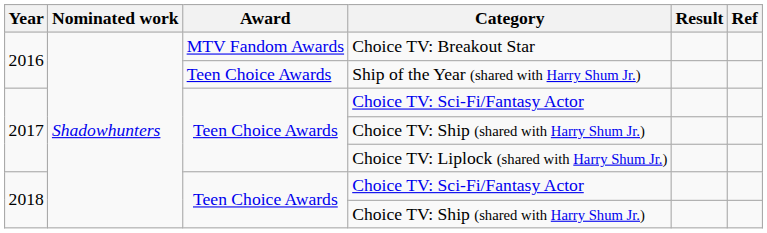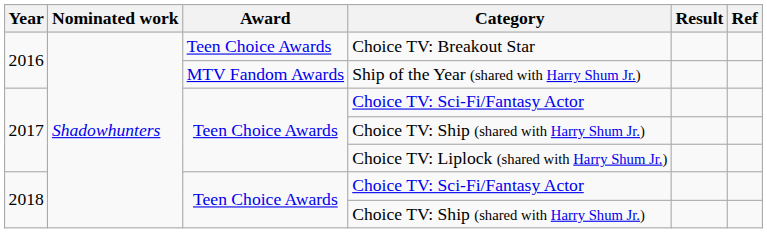(265, 46) MTV Fandom Awards -> (259, 46) Teen Choice Awards
(259, 74) Teen Choice Awards -> (265, 74) MTV Fandom Awards
